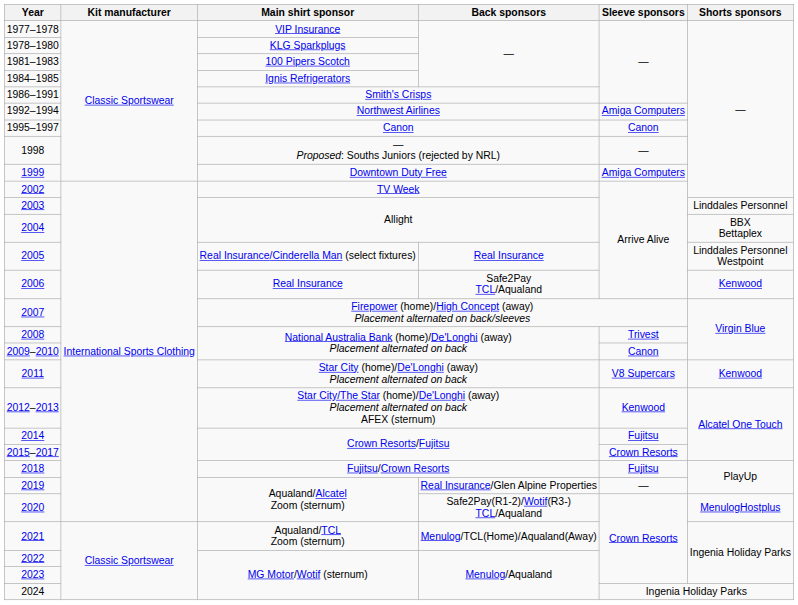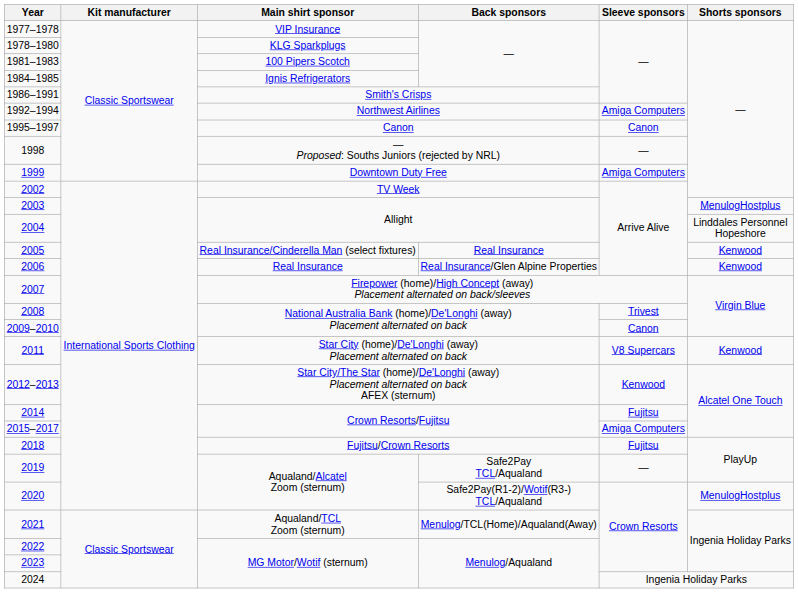(740, 205) Linddales Personnel -> (740, 205) MenulogHostplus
(740, 228) BBX Bettaplex -> (740, 228) Linddales Personnel Hopeshore
(740, 256) Linddales Personnel Westpoint -> (740, 250) Kenwood
(509, 284) Safe2Pay TCL/Aqualand -> (509, 267) Real Insurance/Glen Alpine Properties
(643, 452) Crown Resorts -> (643, 429) Amiga Computers
(509, 485) Real Insurance/Glen Alpine Properties -> (509, 468) Safe2Pay TCL/Aqualand
